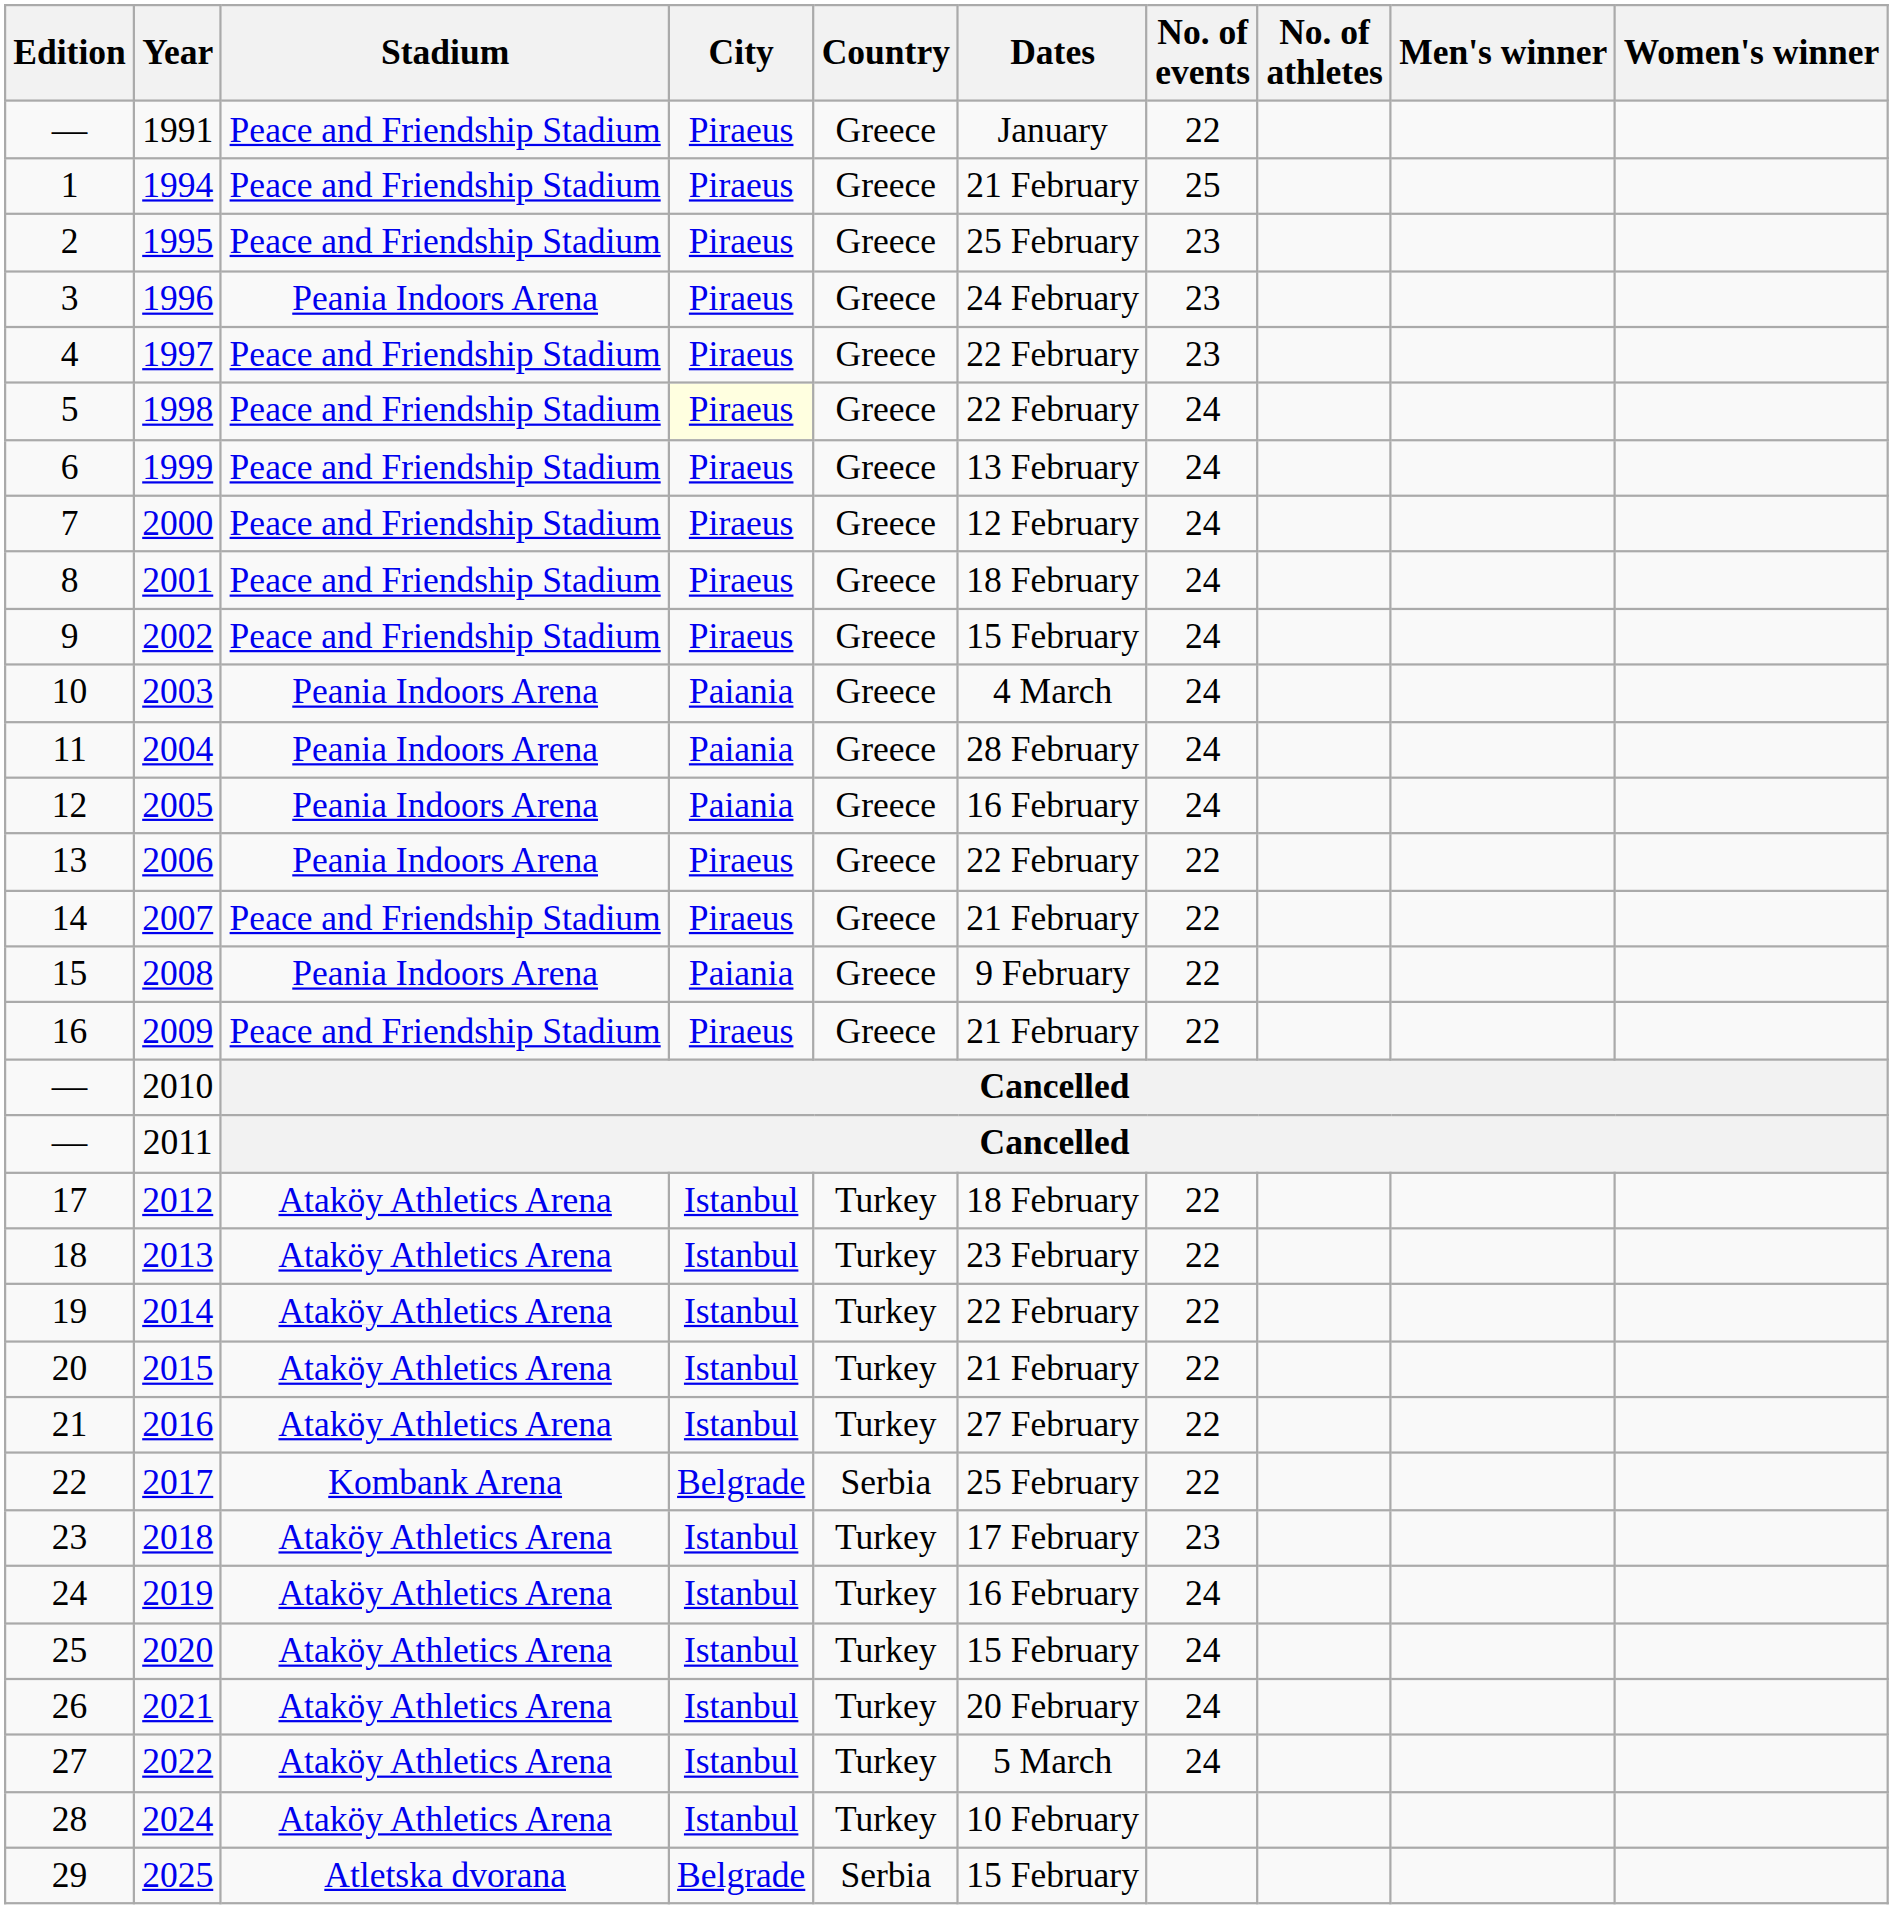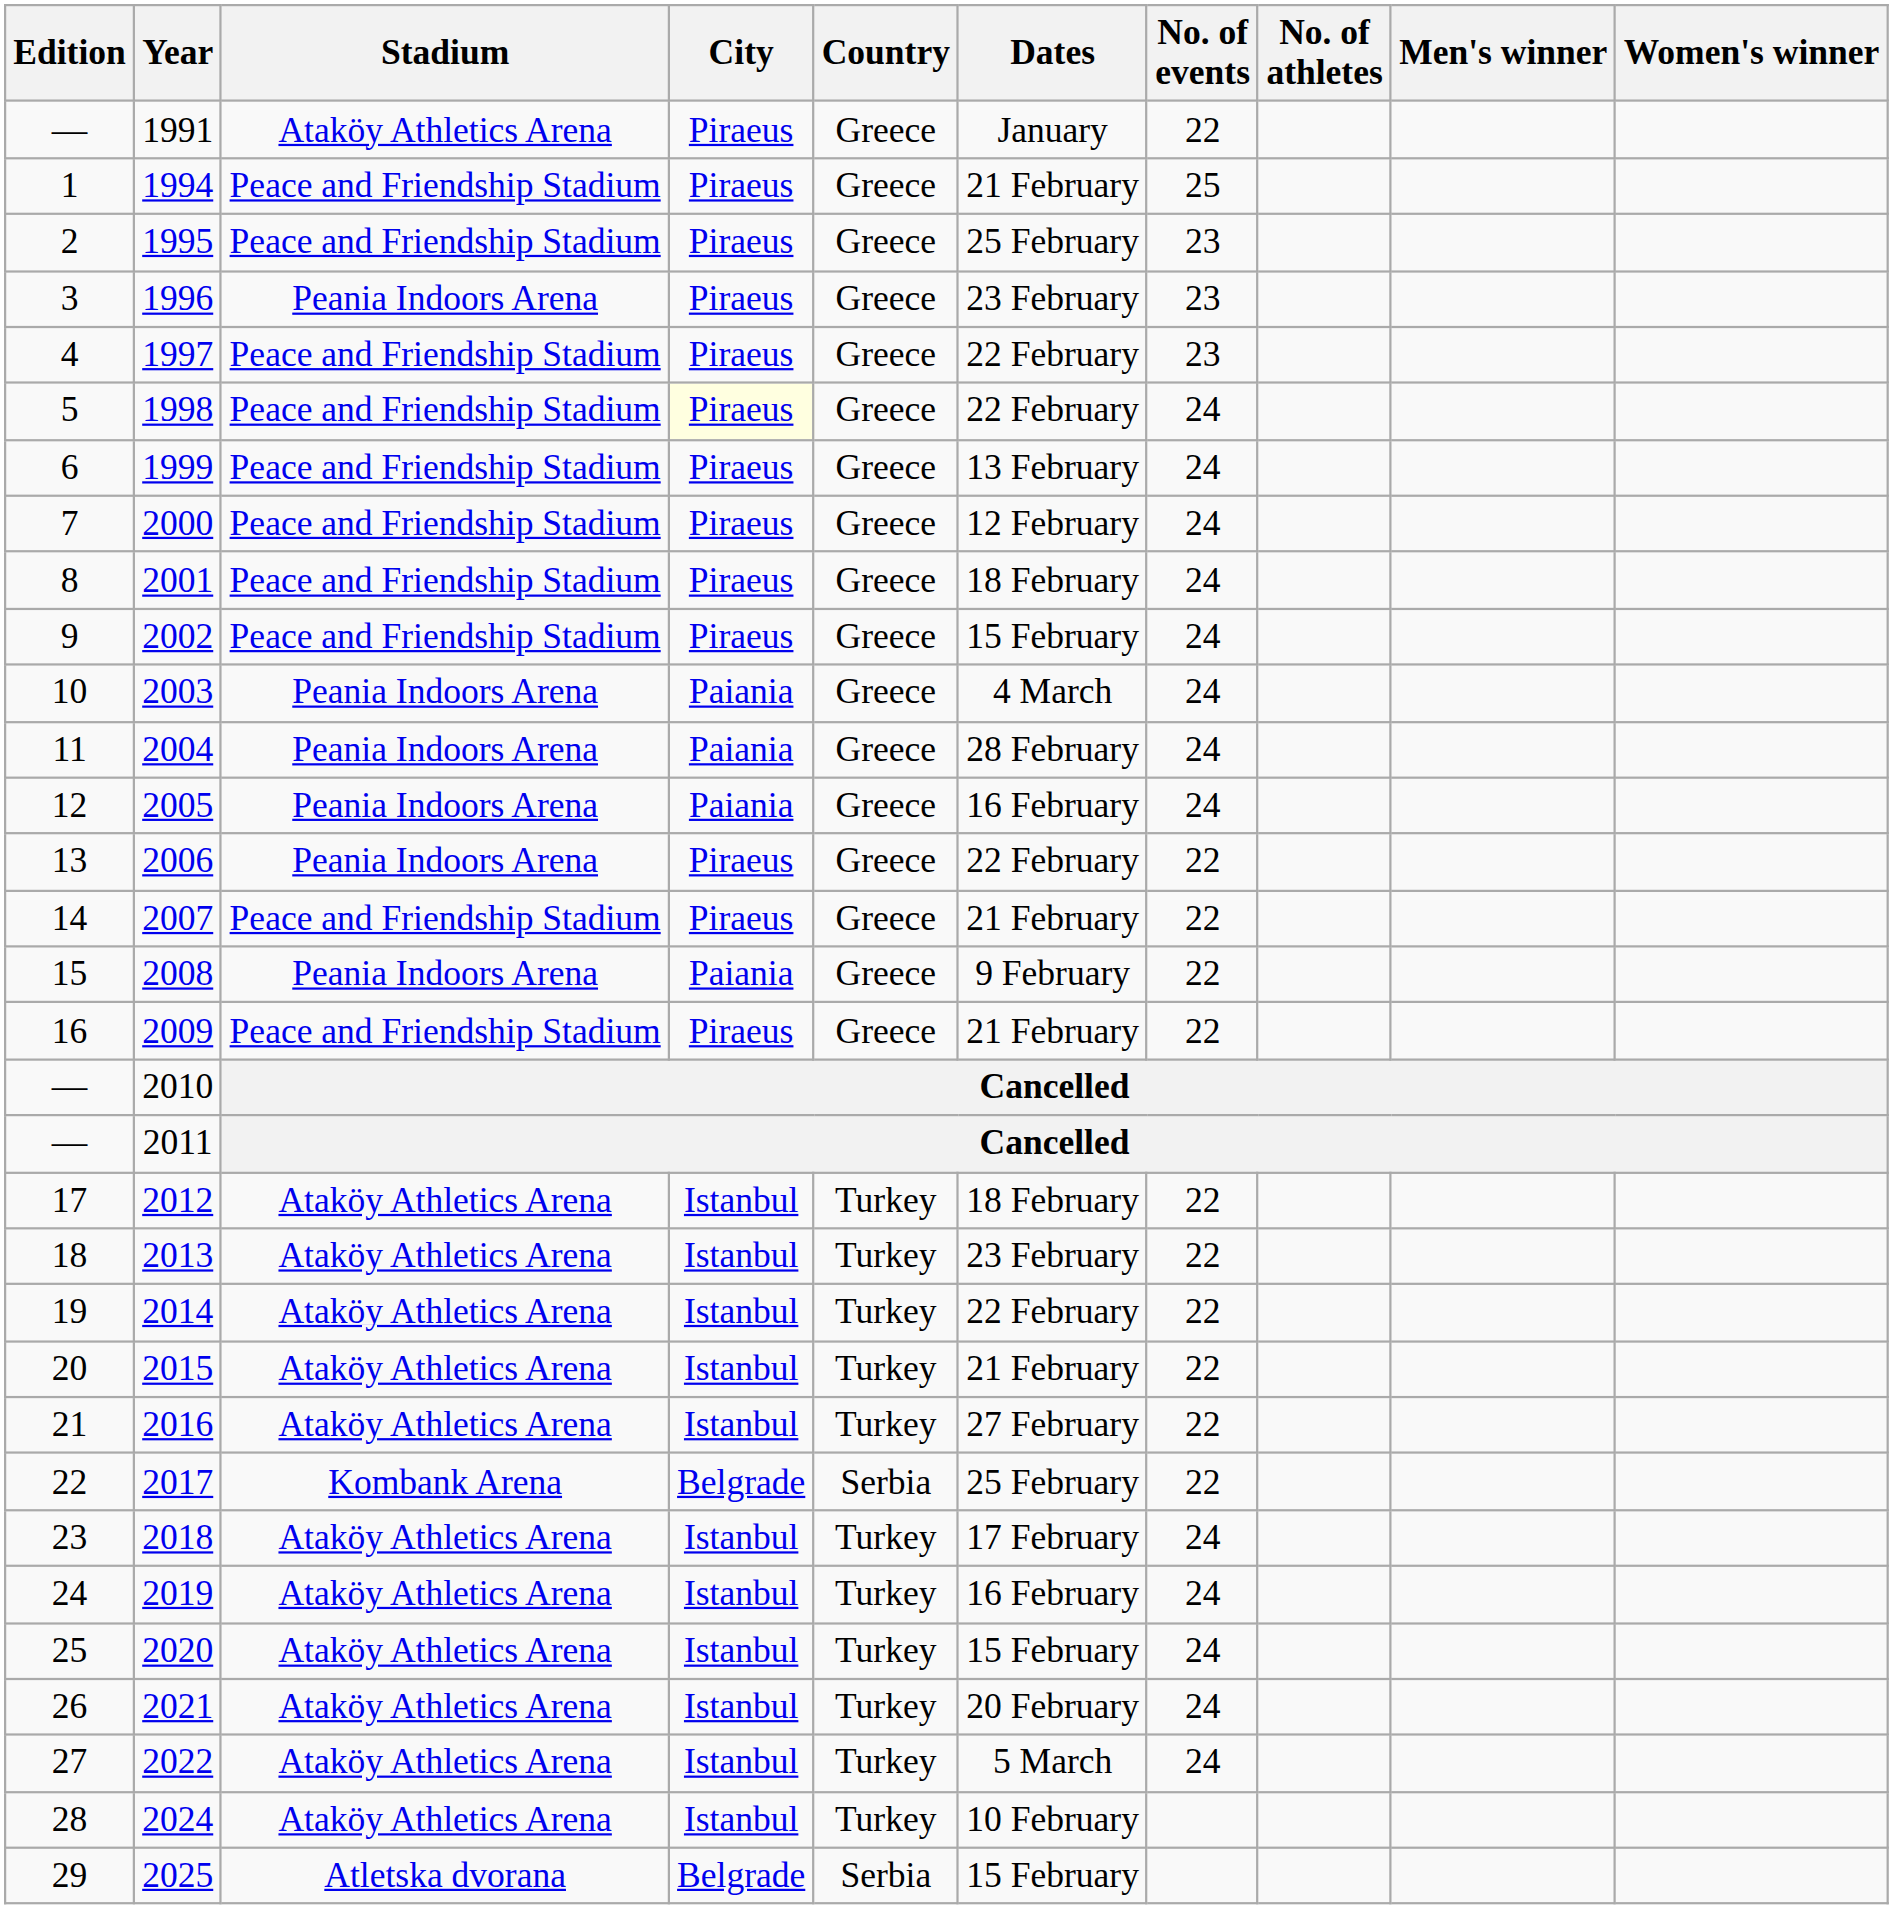(445, 128) Peace and Friendship Stadium -> (445, 128) Ataköy Athletics Arena
(1053, 297) 24 February -> (1053, 297) 23 February
(1203, 1537) 23 -> (1203, 1537) 24
